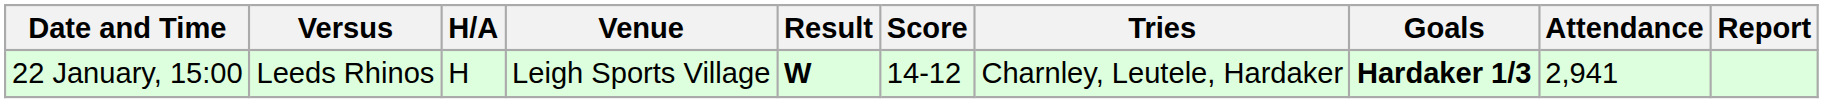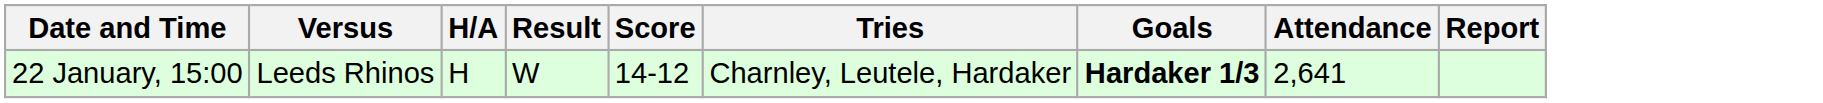- column: (641, 28)
(798, 73) bold -> (526, 73) normal
(1582, 73) 2,941 -> (1310, 73) 2,641
